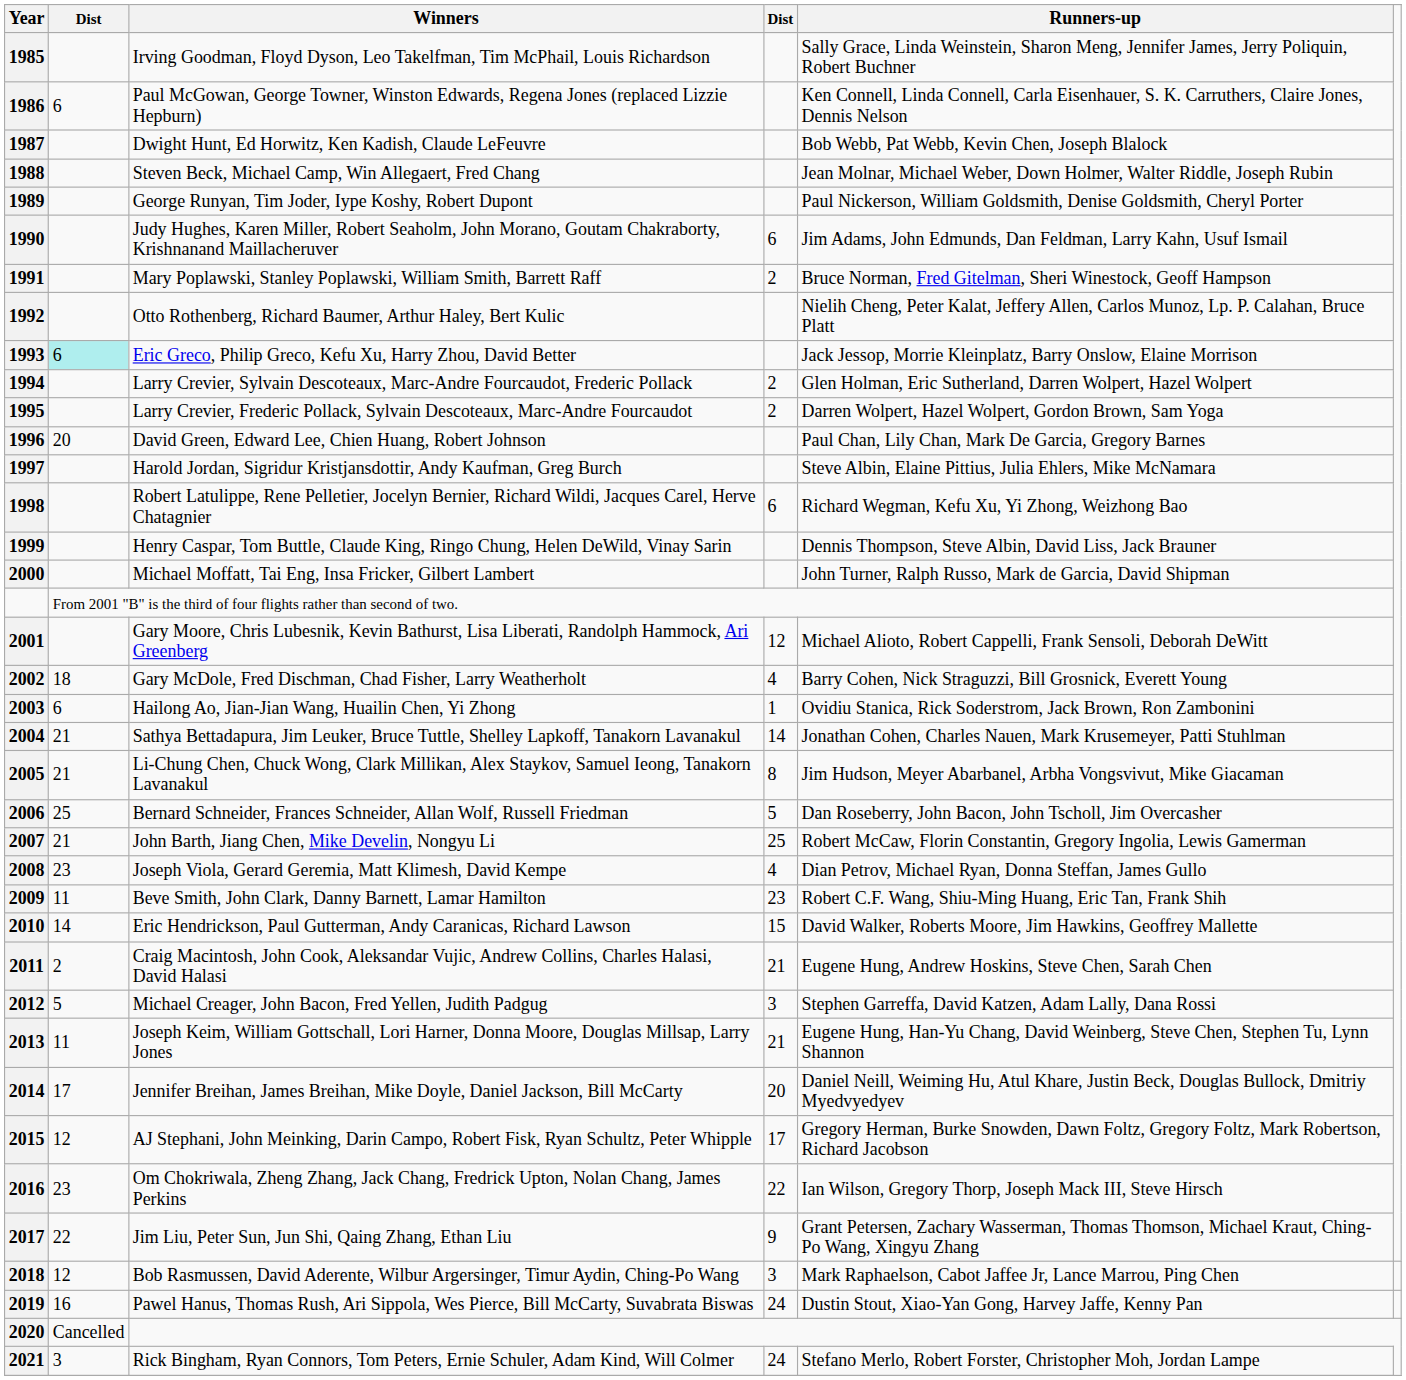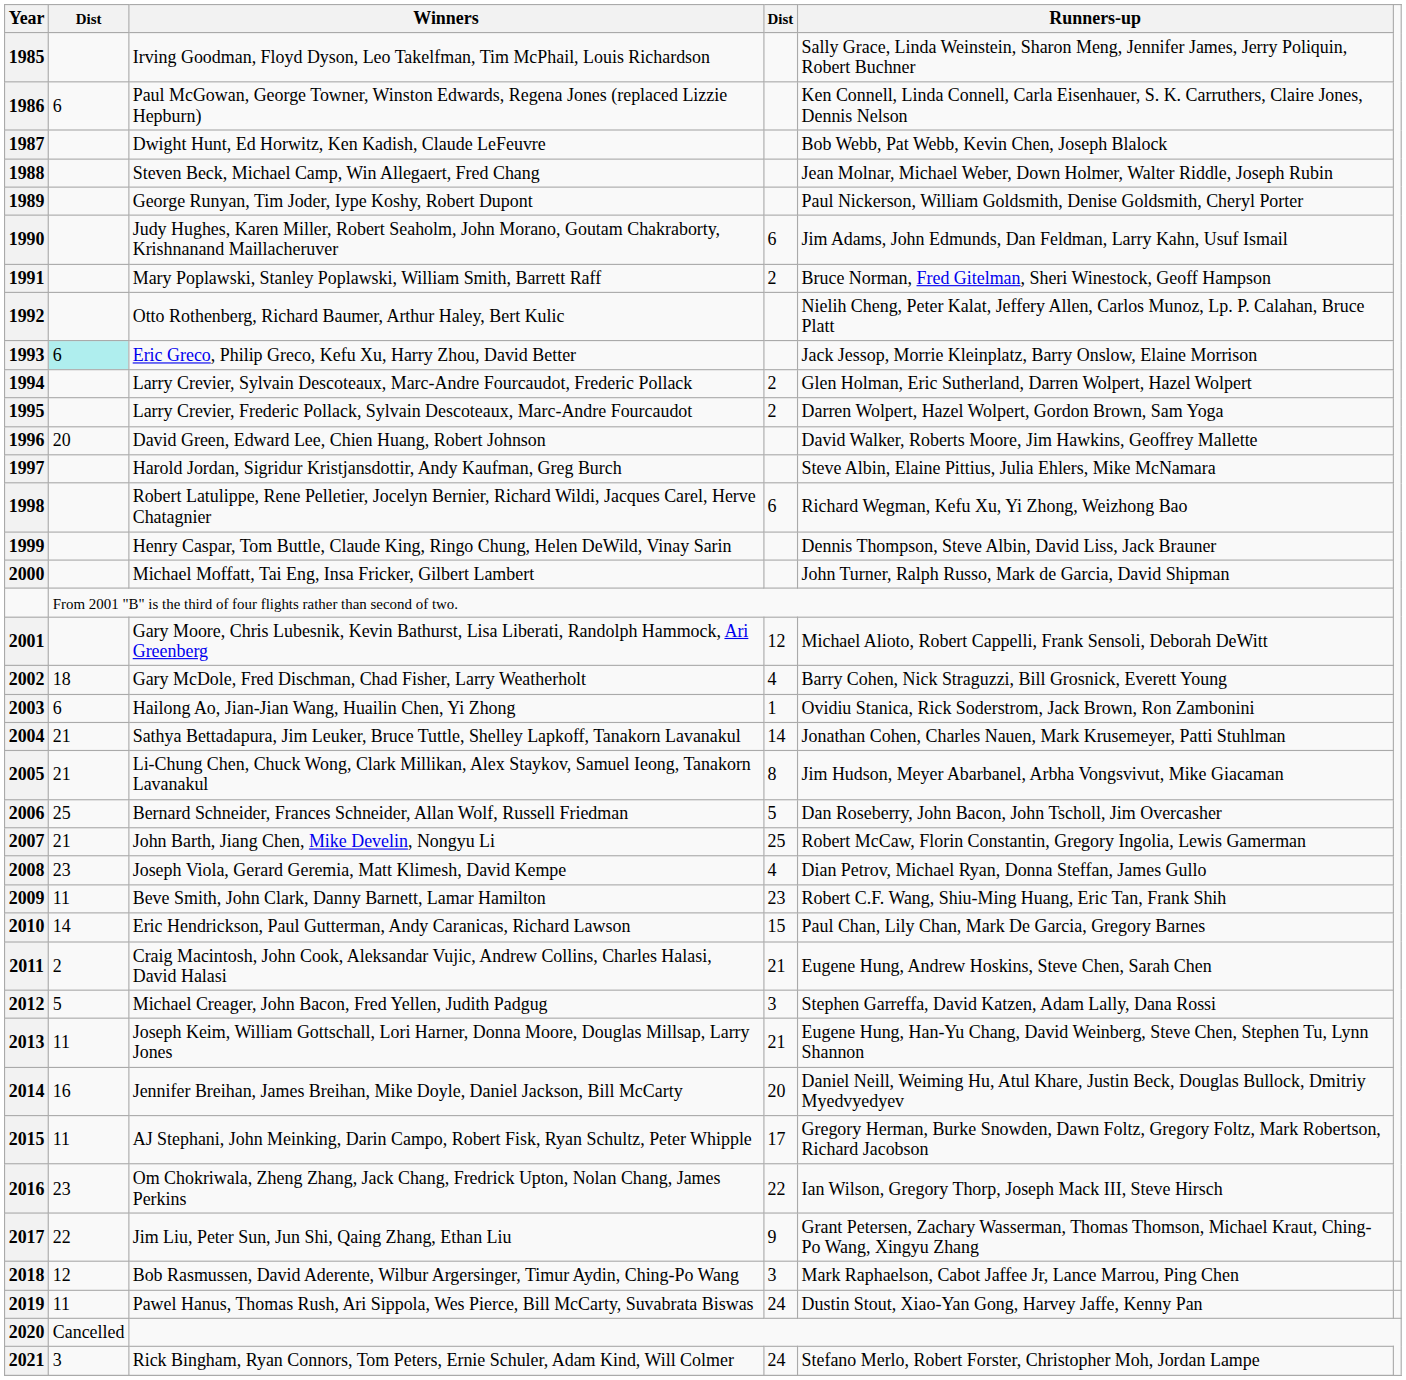(1003, 440) Paul Chan, Lily Chan, Mark De Garcia, Gregory Barnes -> (1030, 440) David Walker, Roberts Moore, Jim Hawkins, Geoffrey Mallette
(1030, 927) David Walker, Roberts Moore, Jim Hawkins, Geoffrey Mallette -> (1003, 927) Paul Chan, Lily Chan, Mark De Garcia, Gregory Barnes
(62, 1091) 17 -> (62, 1091) 16
(62, 1139) 12 -> (61, 1139) 11
(62, 1303) 16 -> (61, 1303) 11
